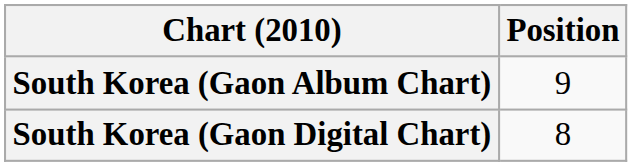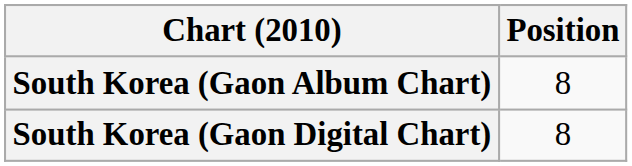(563, 82) 9 -> (563, 82) 8
